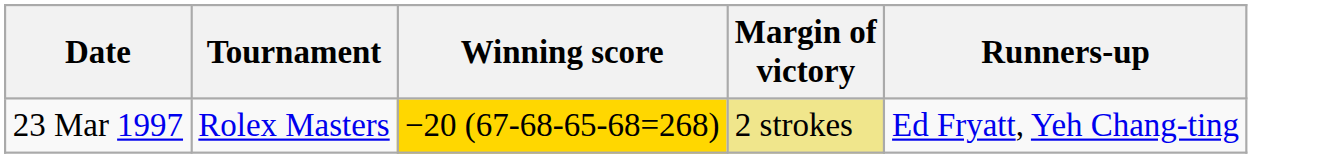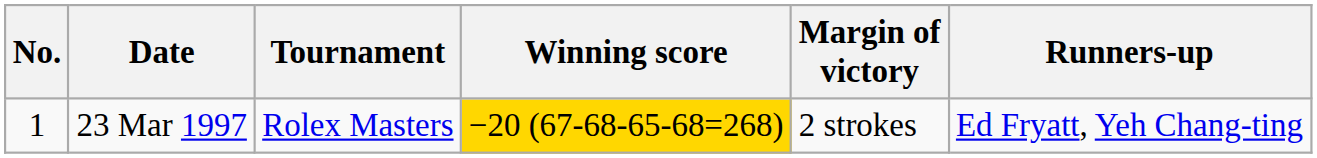+ column: (37, 51)
(794, 125) khaki background -> (858, 125) no background
